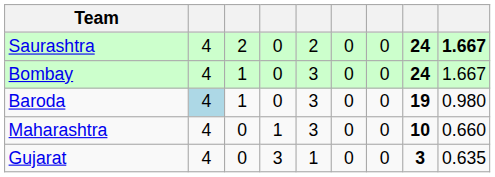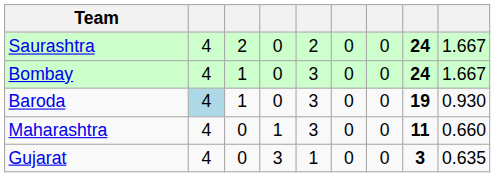(464, 46) bold -> (464, 46) normal
(464, 102) 0.980 -> (464, 102) 0.930
(420, 130) 10 -> (420, 130) 11
